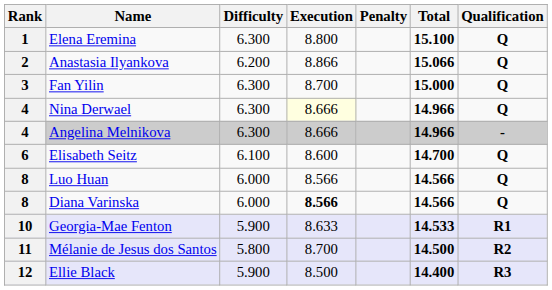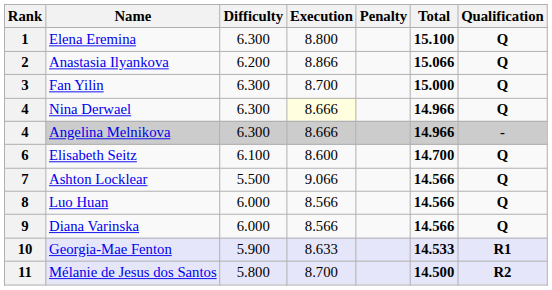+ row: (98, 179)
(25, 202) 8 -> (25, 226) 9
(321, 202) bold -> (321, 226) normal
- row: (82, 272)
